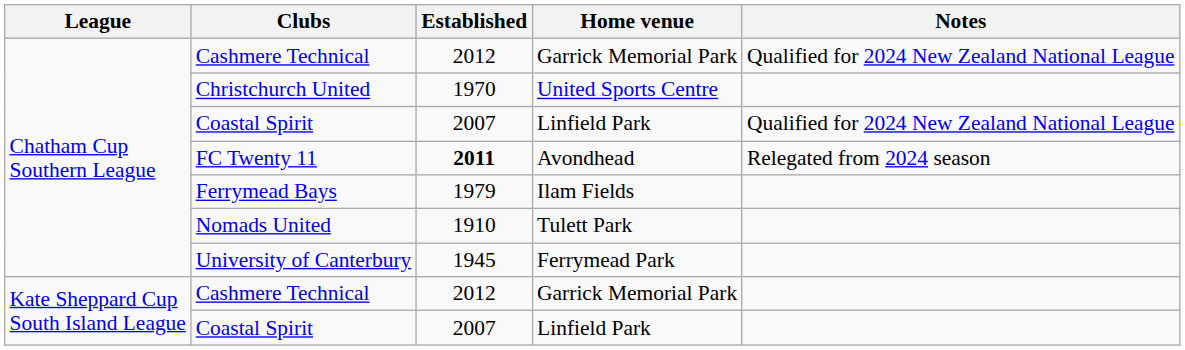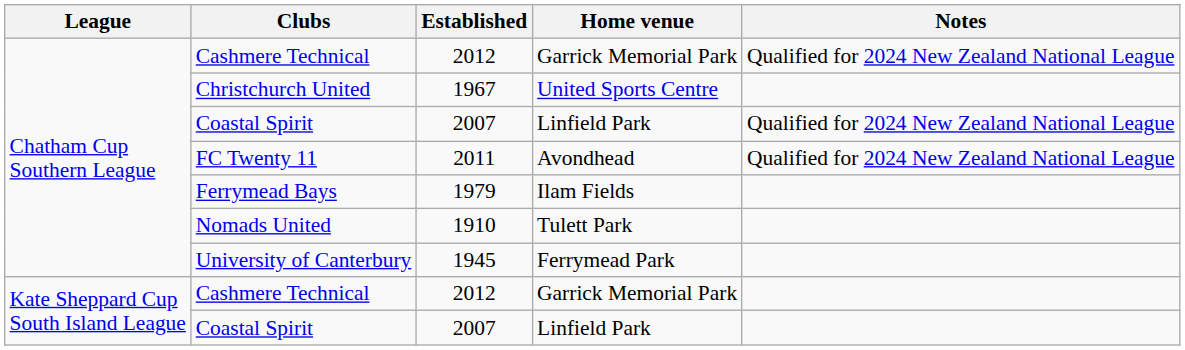(474, 89) 1970 -> (474, 89) 1967
(474, 157) bold -> (474, 157) normal
(869, 157) Relegated from 2024 season -> (961, 157) Qualified for 2024 New Zealand National League
